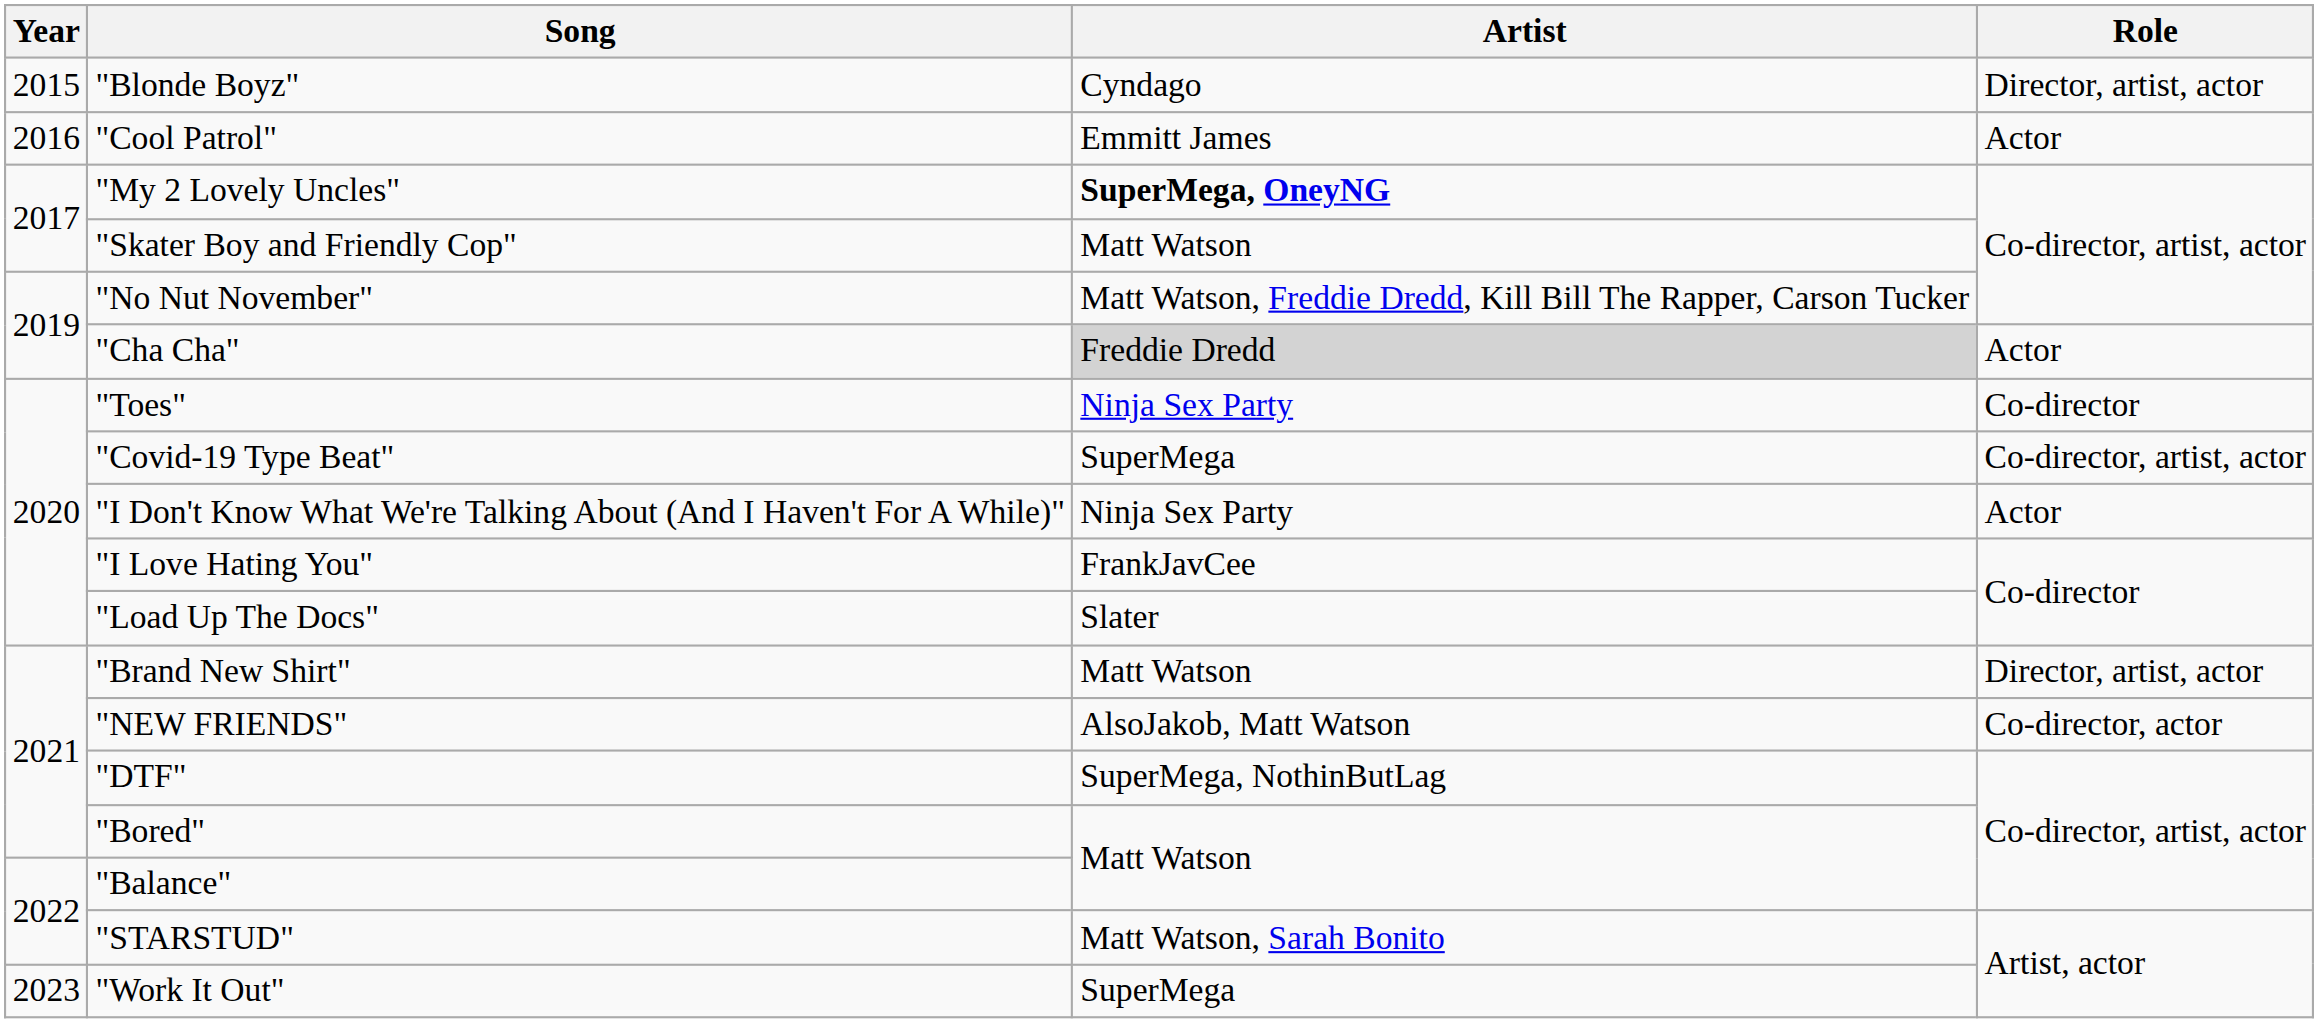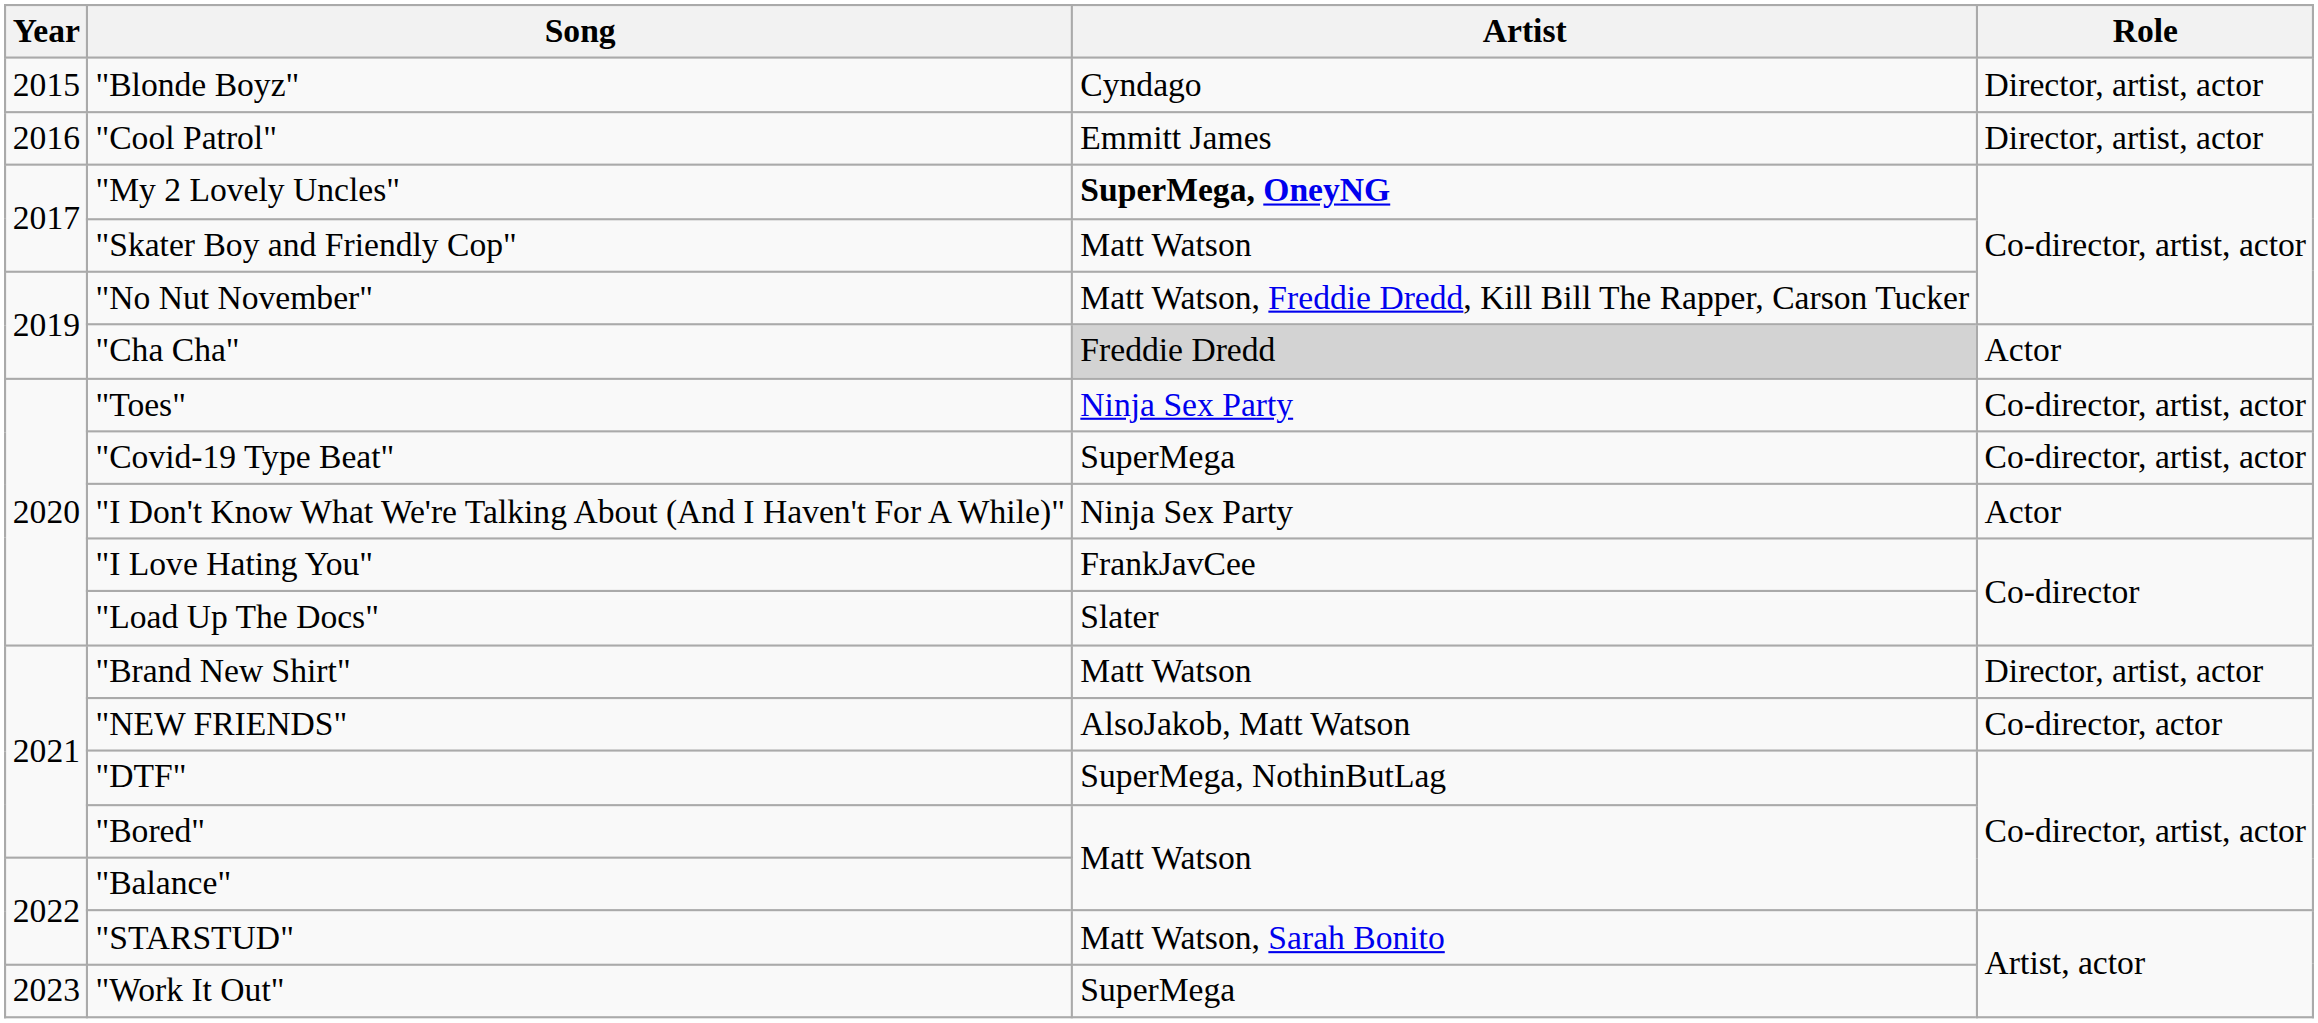(2023, 137) Actor -> (2124, 137) Director, artist, actor
(2062, 404) Co-director -> (2145, 404) Co-director, artist, actor
